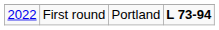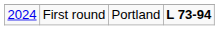(22, 14) 2022 -> (22, 14) 2024
